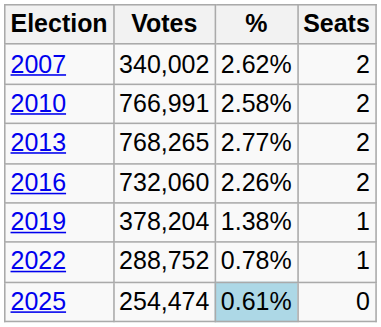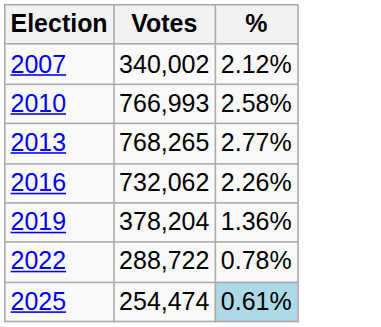- column: (336, 24)
(256, 63) 2.62% -> (256, 63) 2.12%
(164, 103) 766,991 -> (164, 103) 766,993
(164, 182) 732,060 -> (164, 182) 732,062
(256, 222) 1.38% -> (256, 222) 1.36%
(164, 261) 288,752 -> (164, 261) 288,722
